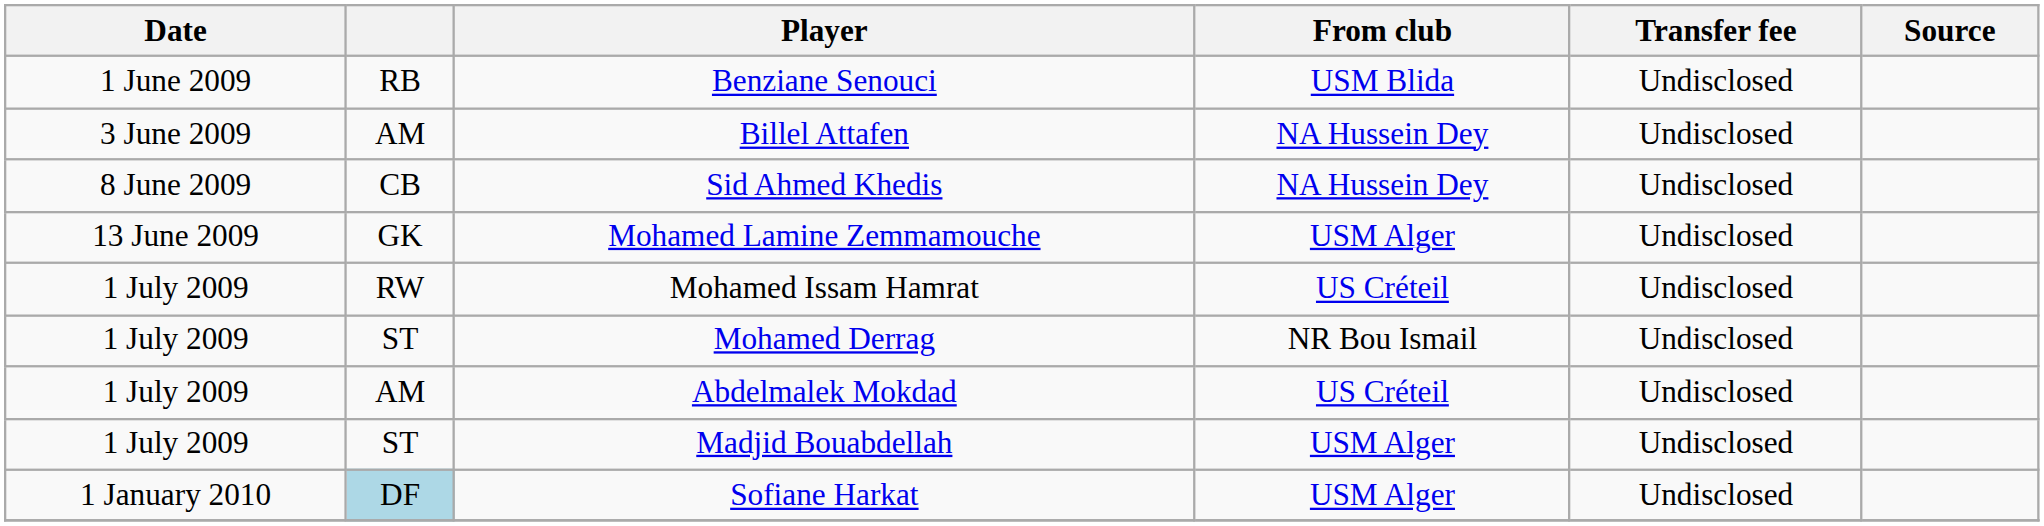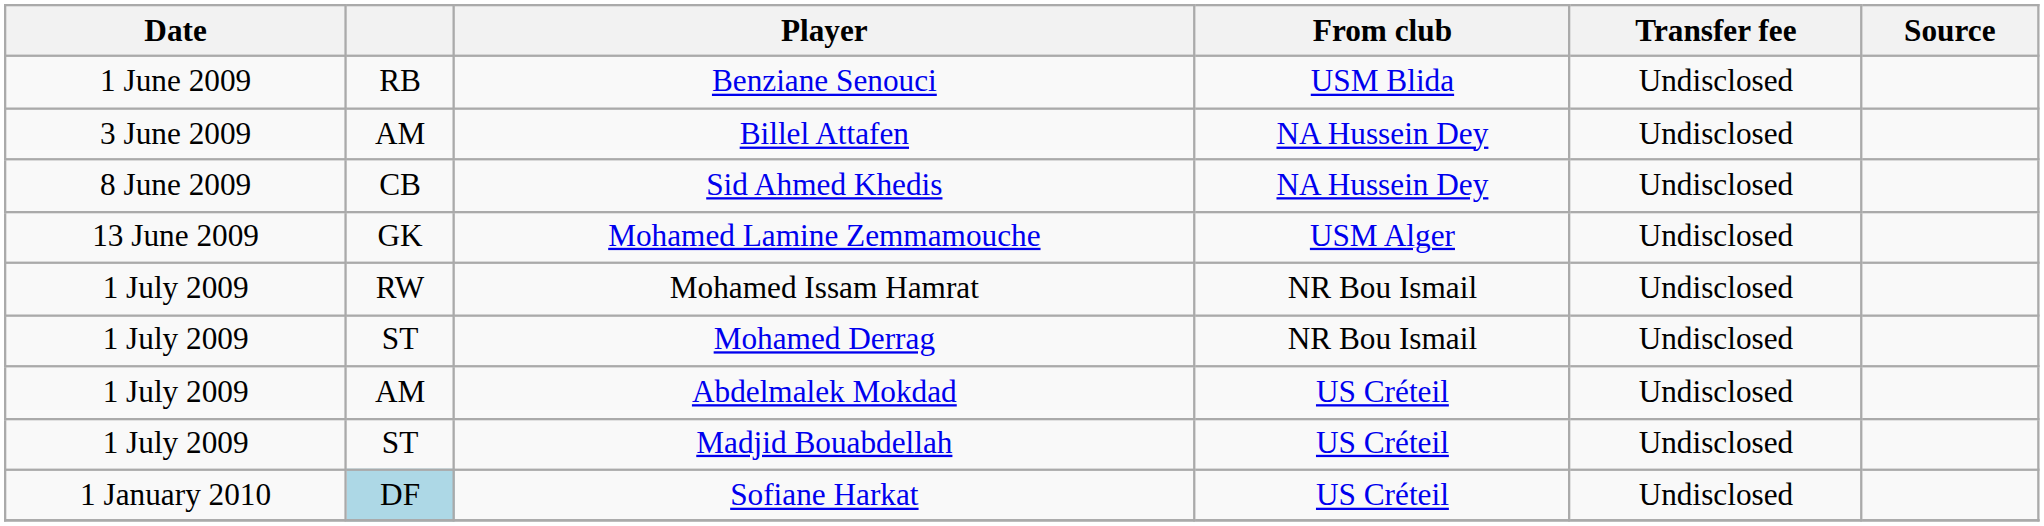(1382, 287) US Créteil -> (1382, 287) NR Bou Ismail
(1382, 442) USM Alger -> (1382, 442) US Créteil
(1382, 494) USM Alger -> (1382, 494) US Créteil
